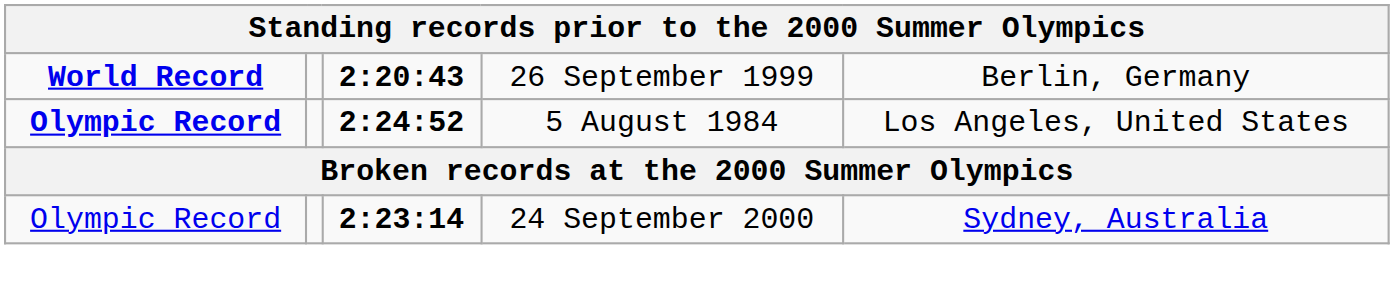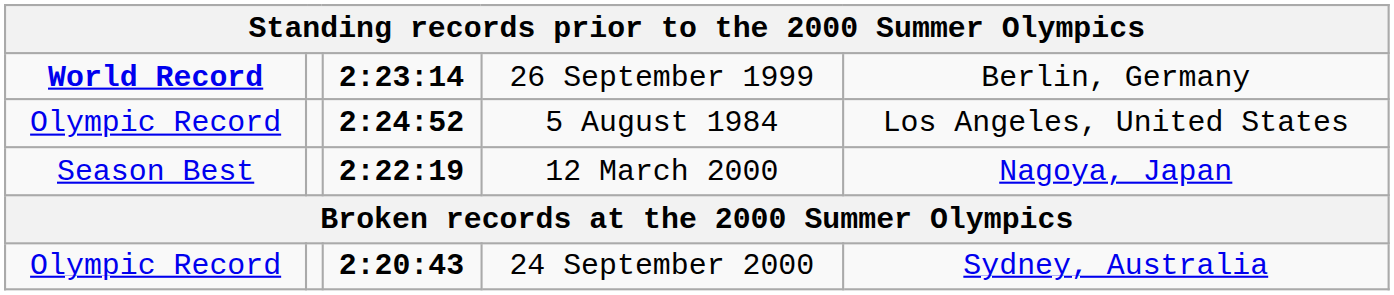(401, 77) 2:20:43 -> (401, 77) 2:23:14
(156, 124) bold -> (156, 124) normal
+ row: (662, 172)
(401, 219) 2:23:14 -> (401, 266) 2:20:43
